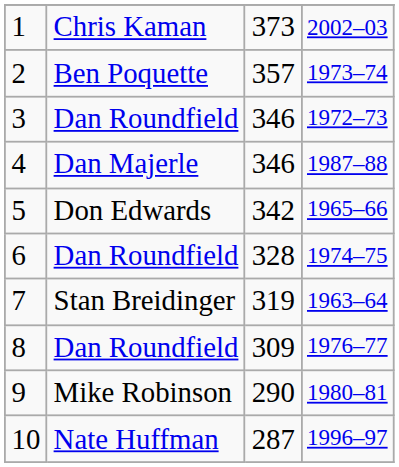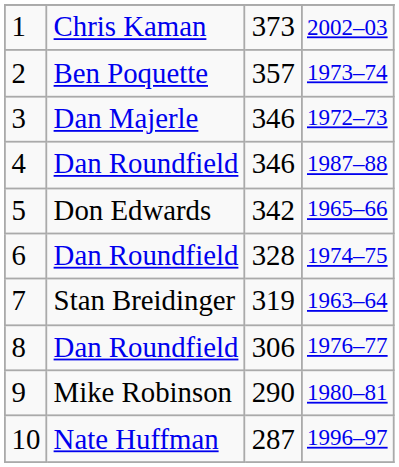(146, 118) Dan Roundfield -> (126, 118) Dan Majerle
(126, 164) Dan Majerle -> (146, 164) Dan Roundfield
(273, 347) 309 -> (273, 347) 306
